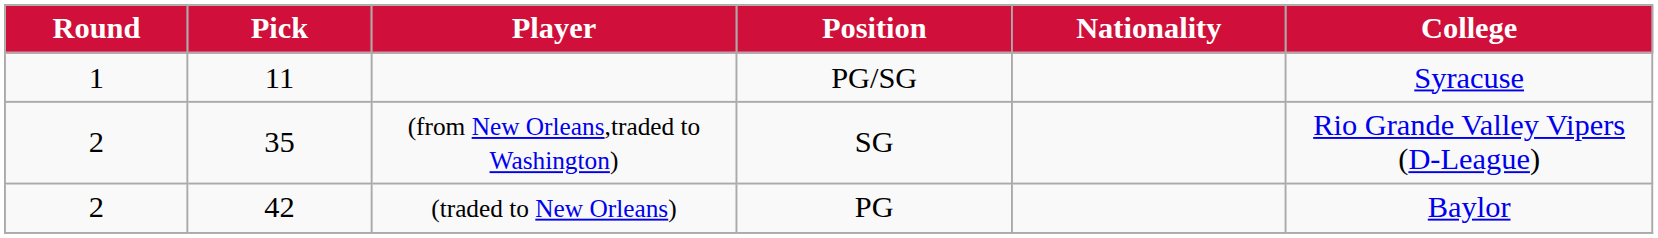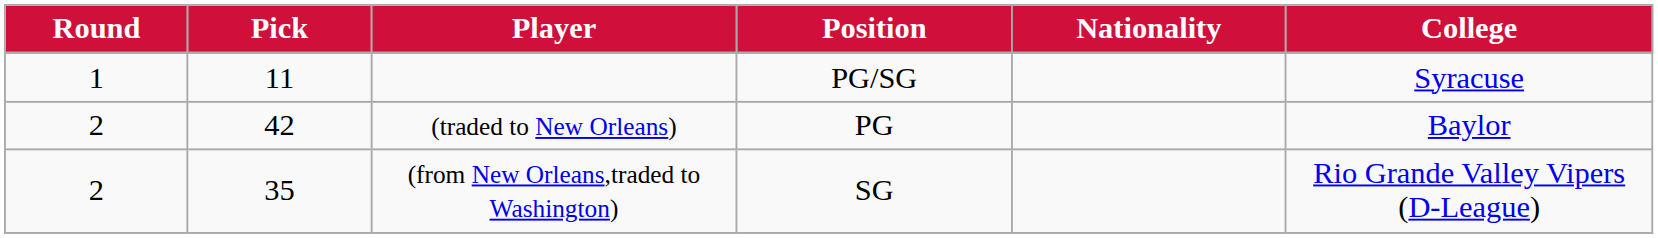rows swapped: (554, 144) <-> (554, 209)
